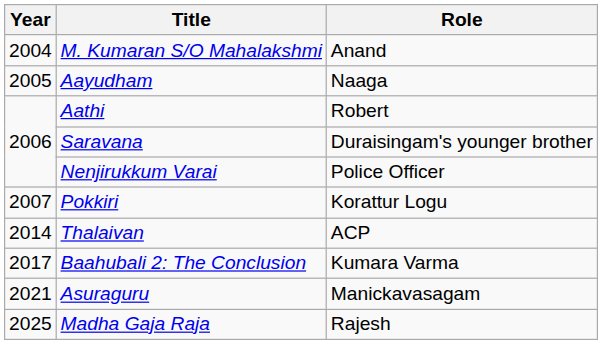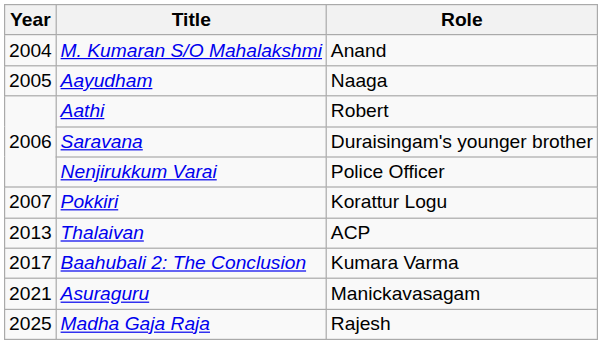(30, 232) 2014 -> (30, 232) 2013
